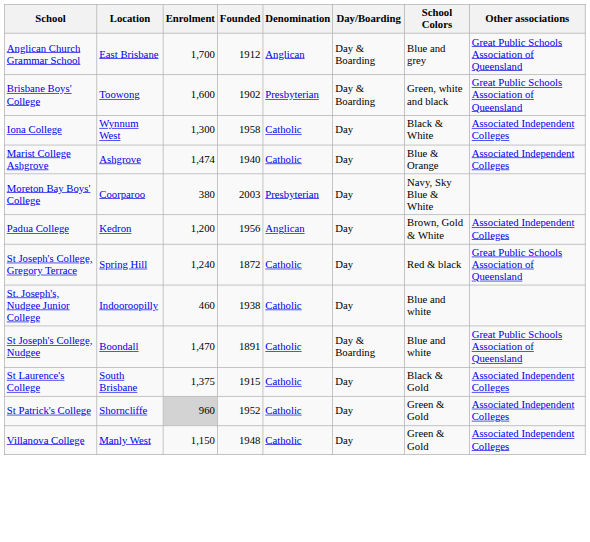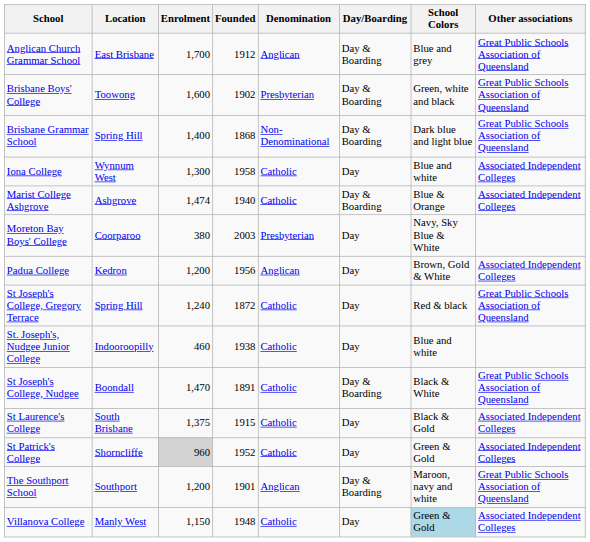+ row: (48, 136)
(425, 130) Black & White -> (432, 171) Blue and white
(344, 159) Day -> (362, 200) Day & Boarding
(426, 346) Blue and white -> (431, 388) Black & White
+ row: (38, 487)
(426, 440) no background -> (432, 522) lightblue background
